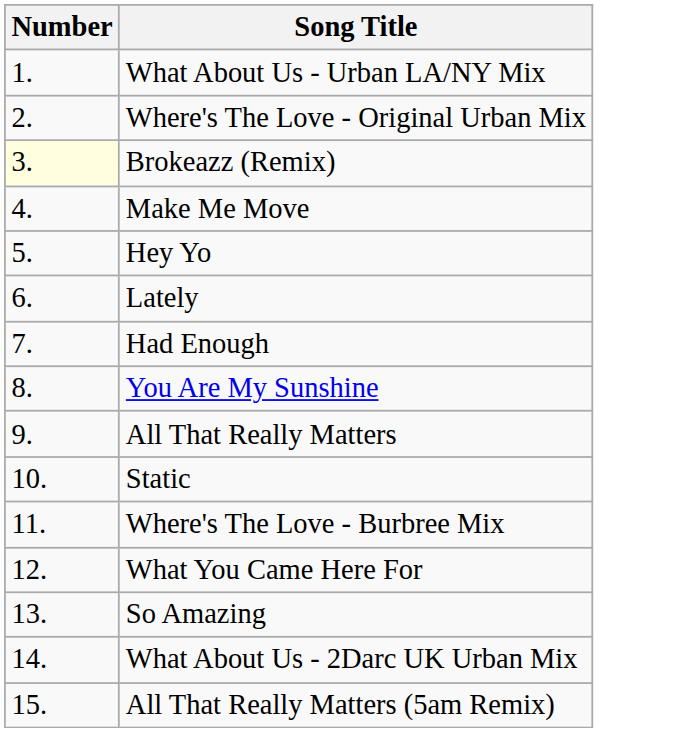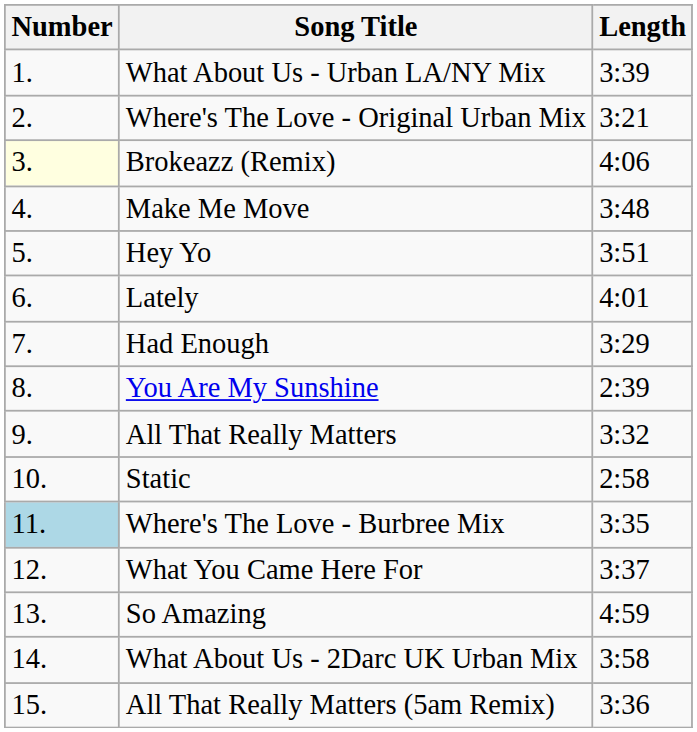+ column: (643, 27)
(29, 523) no background -> (29, 523) lightblue background
